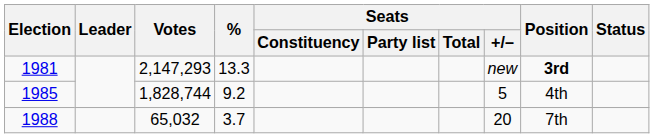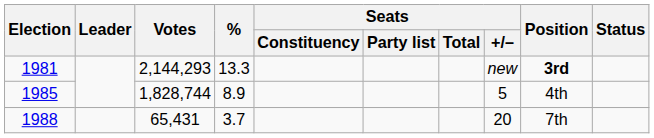(175, 68) 2,147,293 -> (175, 68) 2,144,293
(234, 94) 9.2 -> (234, 94) 8.9
(175, 119) 65,032 -> (175, 119) 65,431
